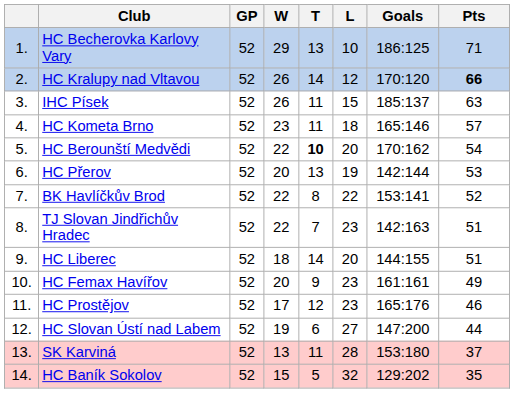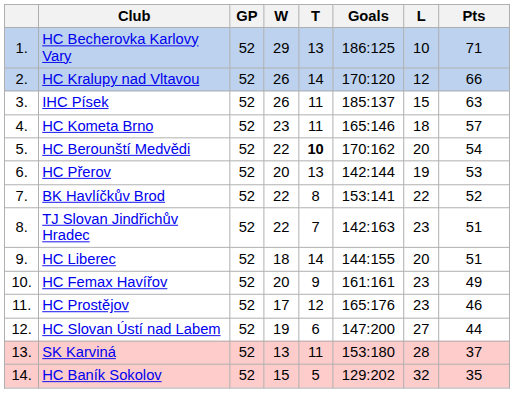columns swapped: (350, 16) <-> (403, 16)
(474, 79) bold -> (474, 79) normal
